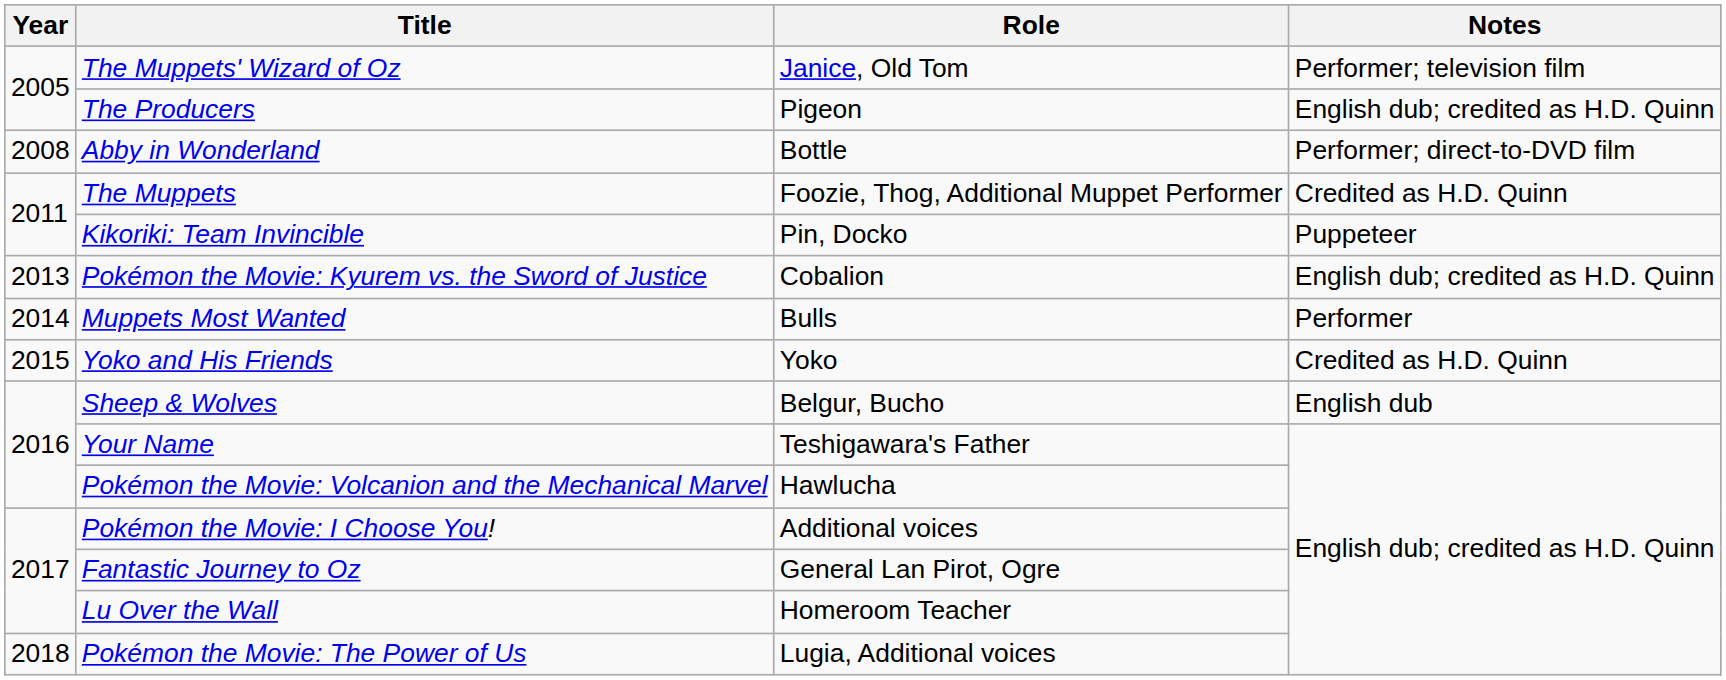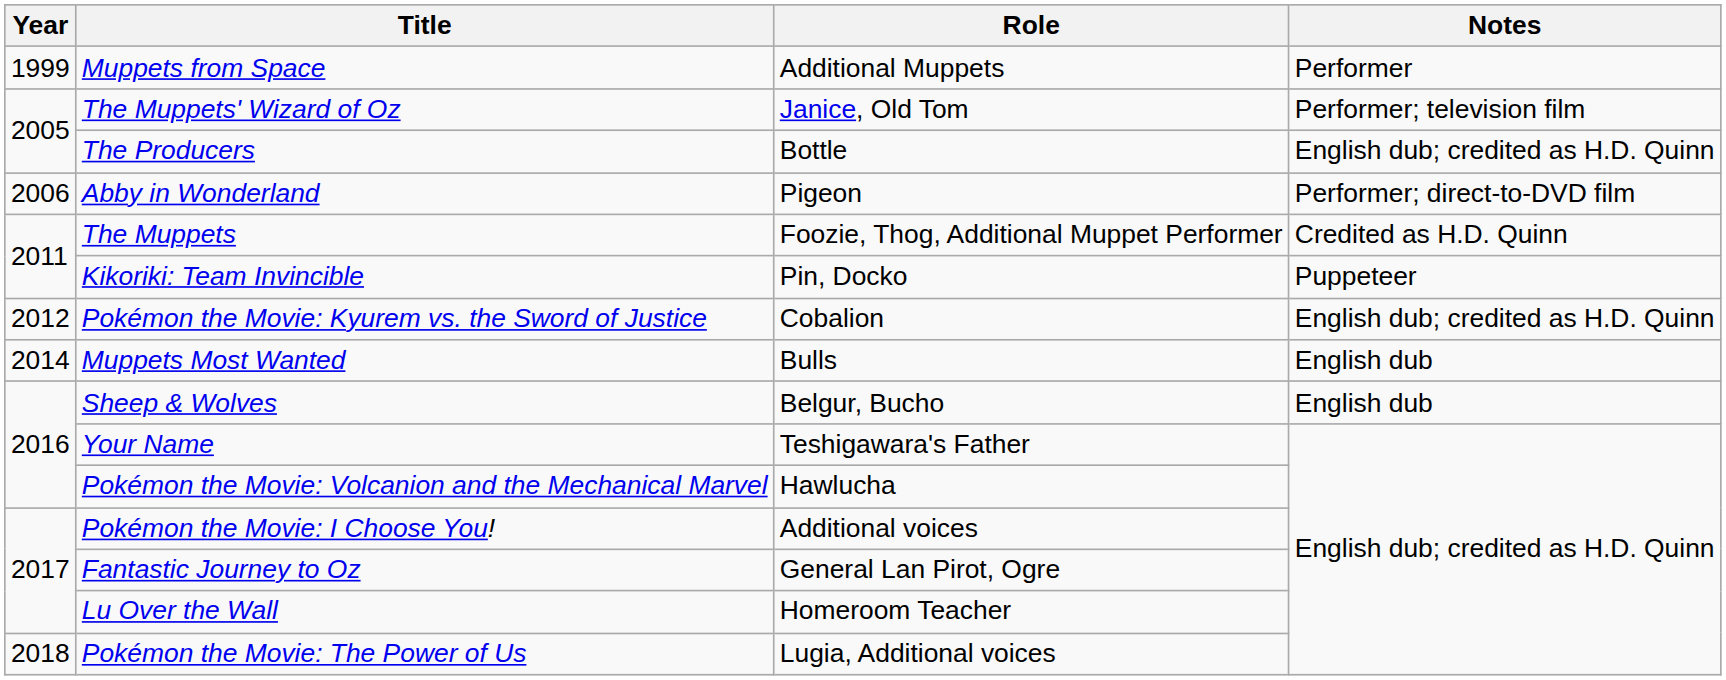+ row: (204, 67)
(821, 109) Pigeon -> (814, 151) Bottle
(40, 151) 2008 -> (40, 192) 2006
(814, 151) Bottle -> (821, 192) Pigeon
(40, 276) 2013 -> (40, 318) 2012
(1353, 318) Performer -> (1364, 360) English dub
- row: (207, 360)
